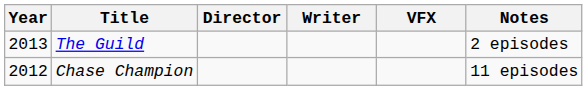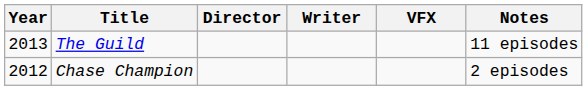(519, 45) 2 episodes -> (524, 45) 11 episodes
(524, 71) 11 episodes -> (519, 71) 2 episodes
